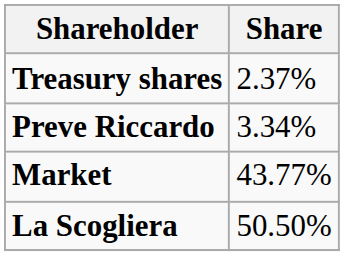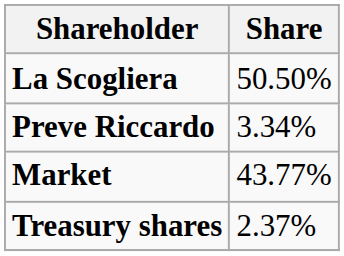rows swapped: (95, 224) <-> (117, 77)
